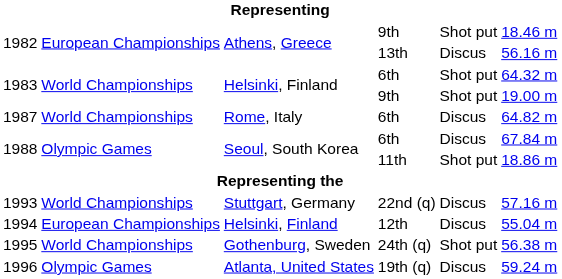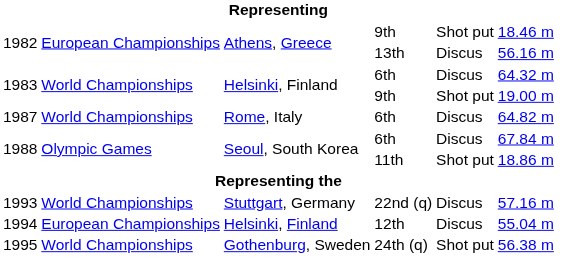(468, 74) Shot put -> (459, 74) Discus
- row: (20, 266)
